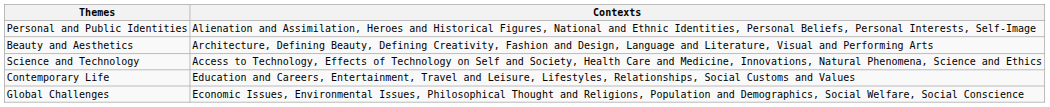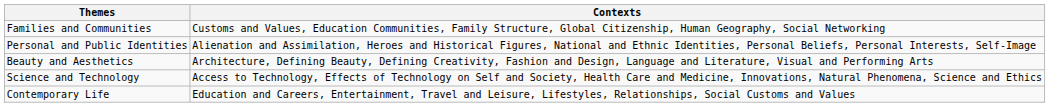+ row: (79, 29)
- row: (58, 94)
